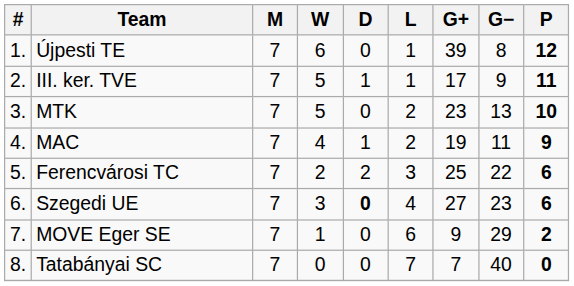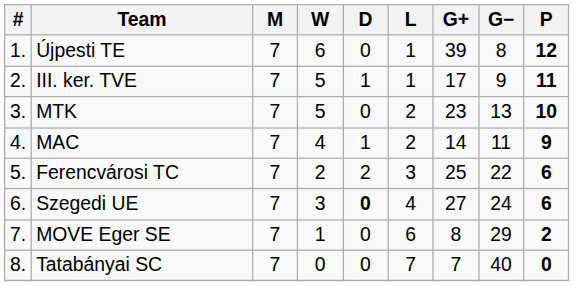(456, 142) 19 -> (456, 142) 14
(501, 204) 23 -> (501, 204) 24
(456, 234) 9 -> (456, 234) 8
